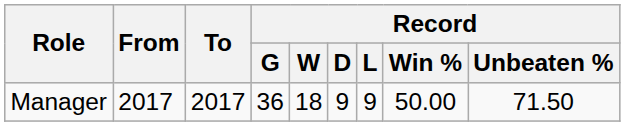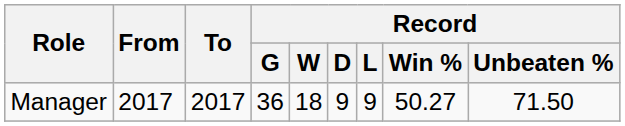(425, 101) 50.00 -> (425, 101) 50.27
